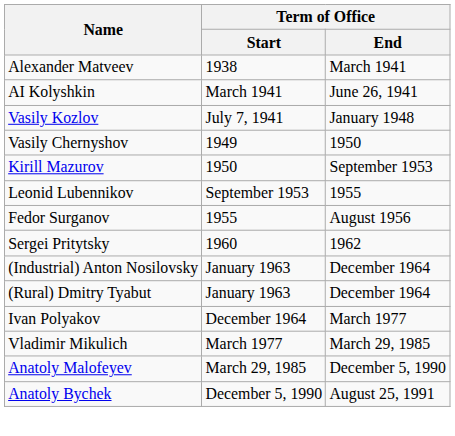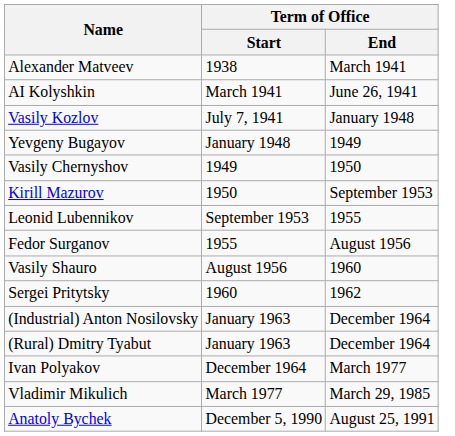+ row: (67, 142)
+ row: (52, 268)
- row: (70, 368)
